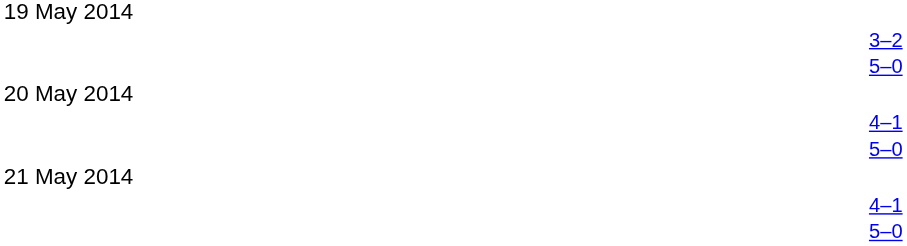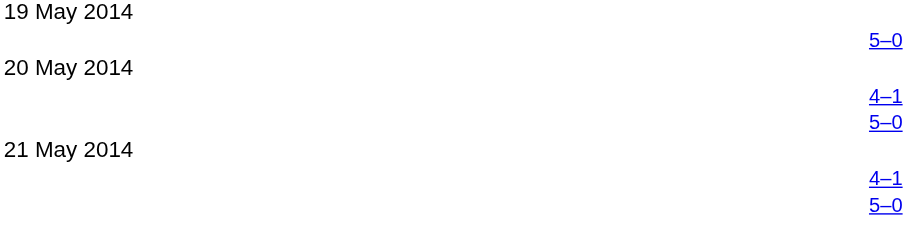- row: (370, 40)
